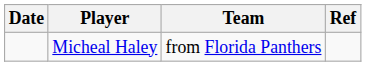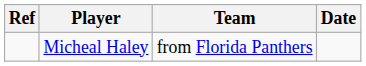columns swapped: (26, 18) <-> (343, 18)
